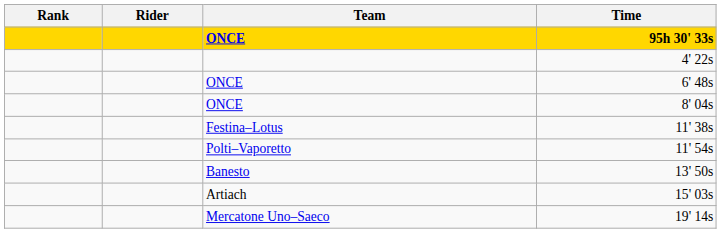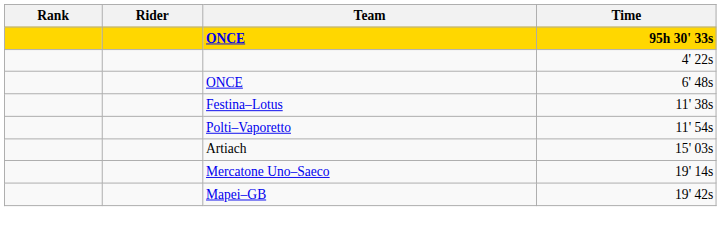- row: (698, 105)
- row: (694, 172)
+ row: (694, 194)
